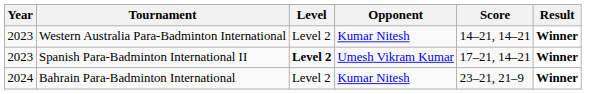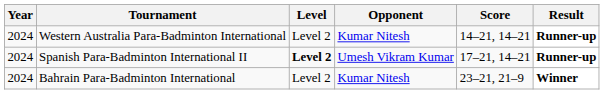(20, 36) 2023 -> (20, 36) 2024
(557, 36) Winner -> (566, 36) Runner-up
(20, 57) 2023 -> (20, 57) 2024
(557, 57) Winner -> (566, 57) Runner-up
